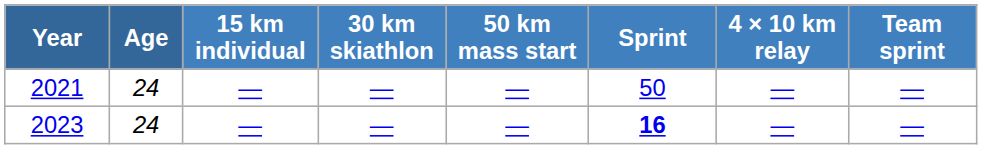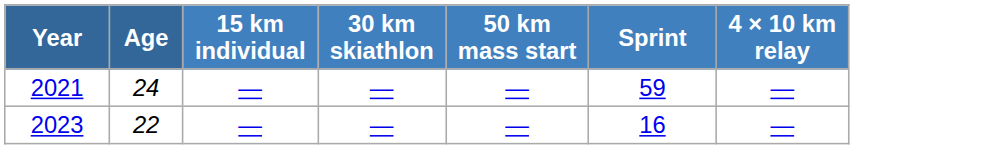- column: (912, 37)
(652, 88) 50 -> (652, 88) 59
(146, 125) 24 -> (146, 125) 22
(652, 125) bold -> (652, 125) normal
